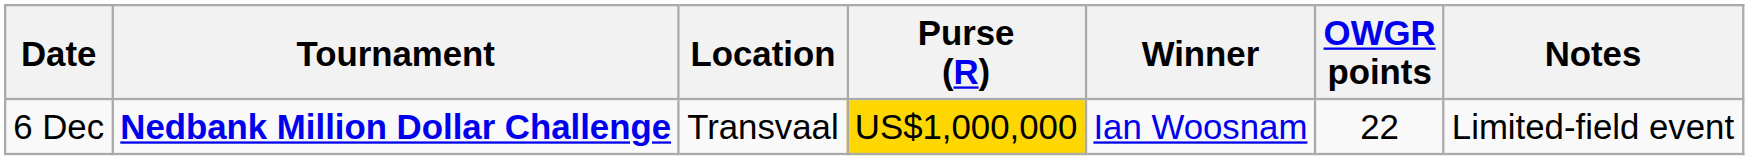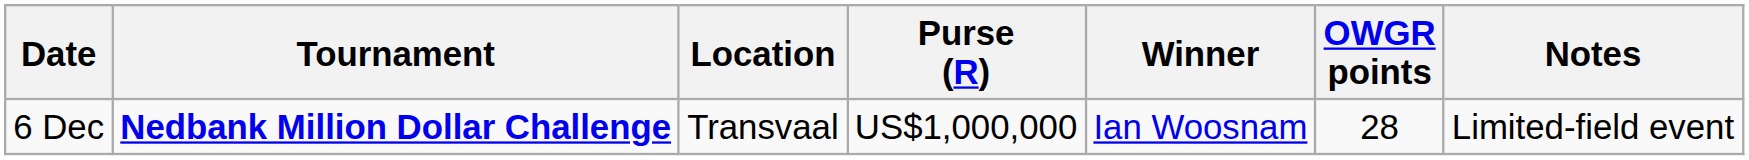(966, 127) gold background -> (966, 127) no background
(1380, 127) 22 -> (1380, 127) 28
